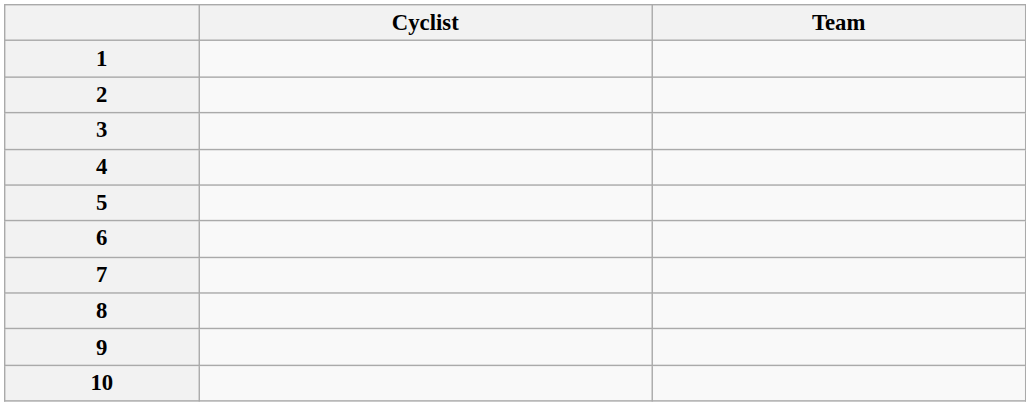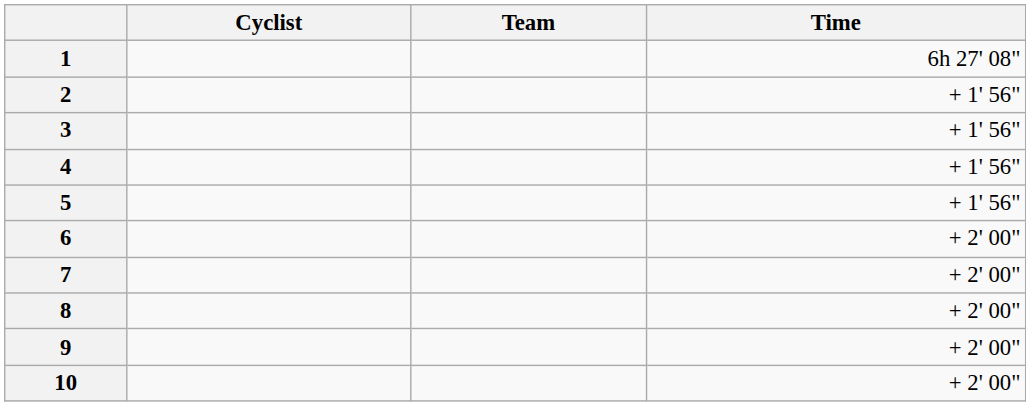+ column: (836, 22)
